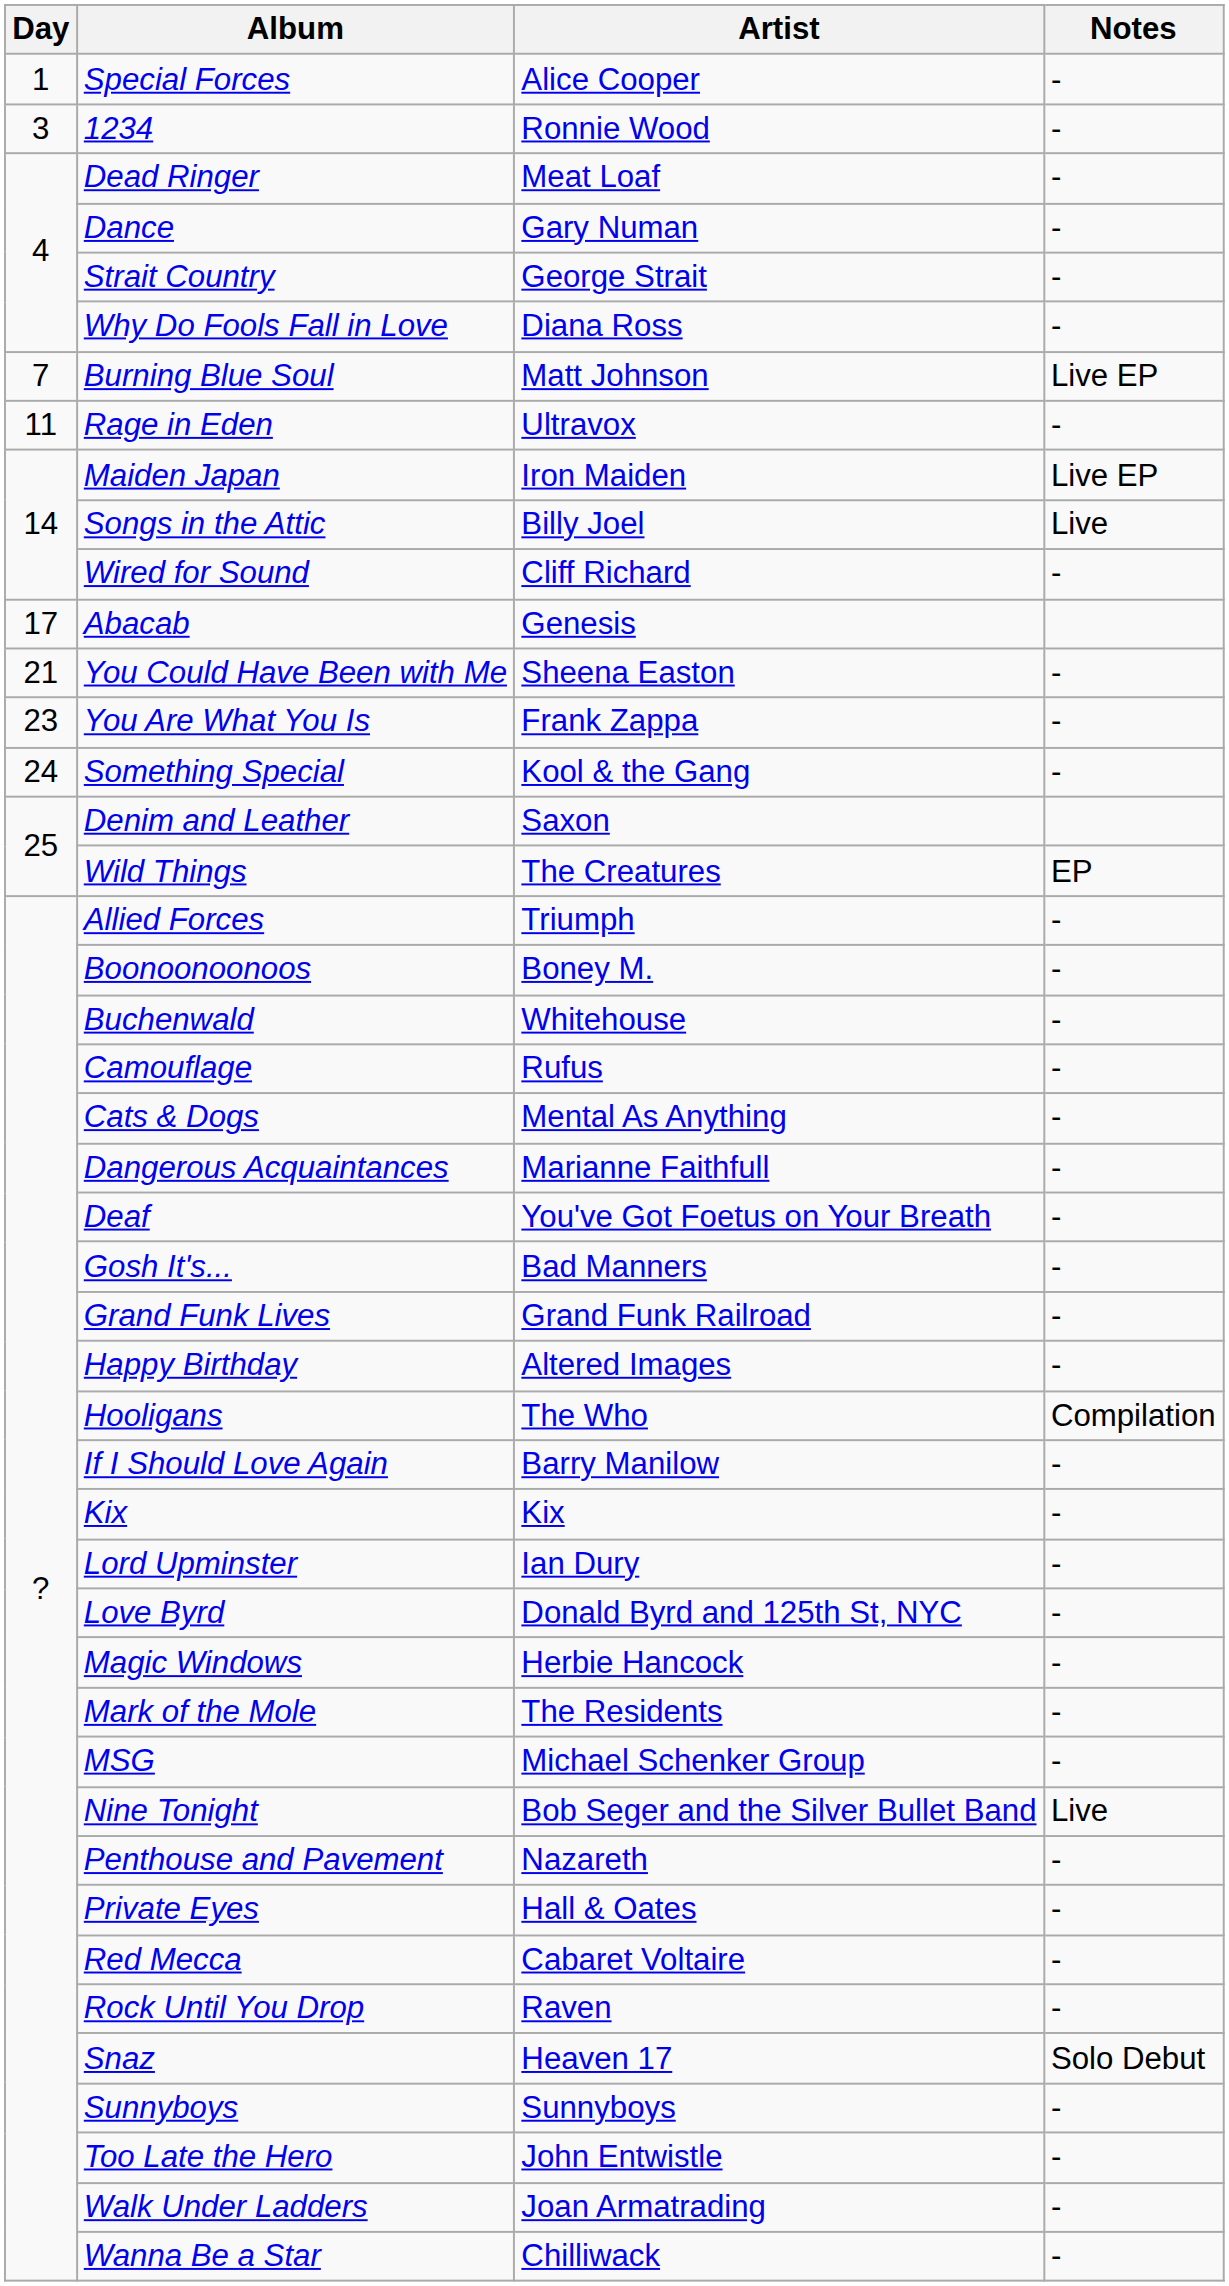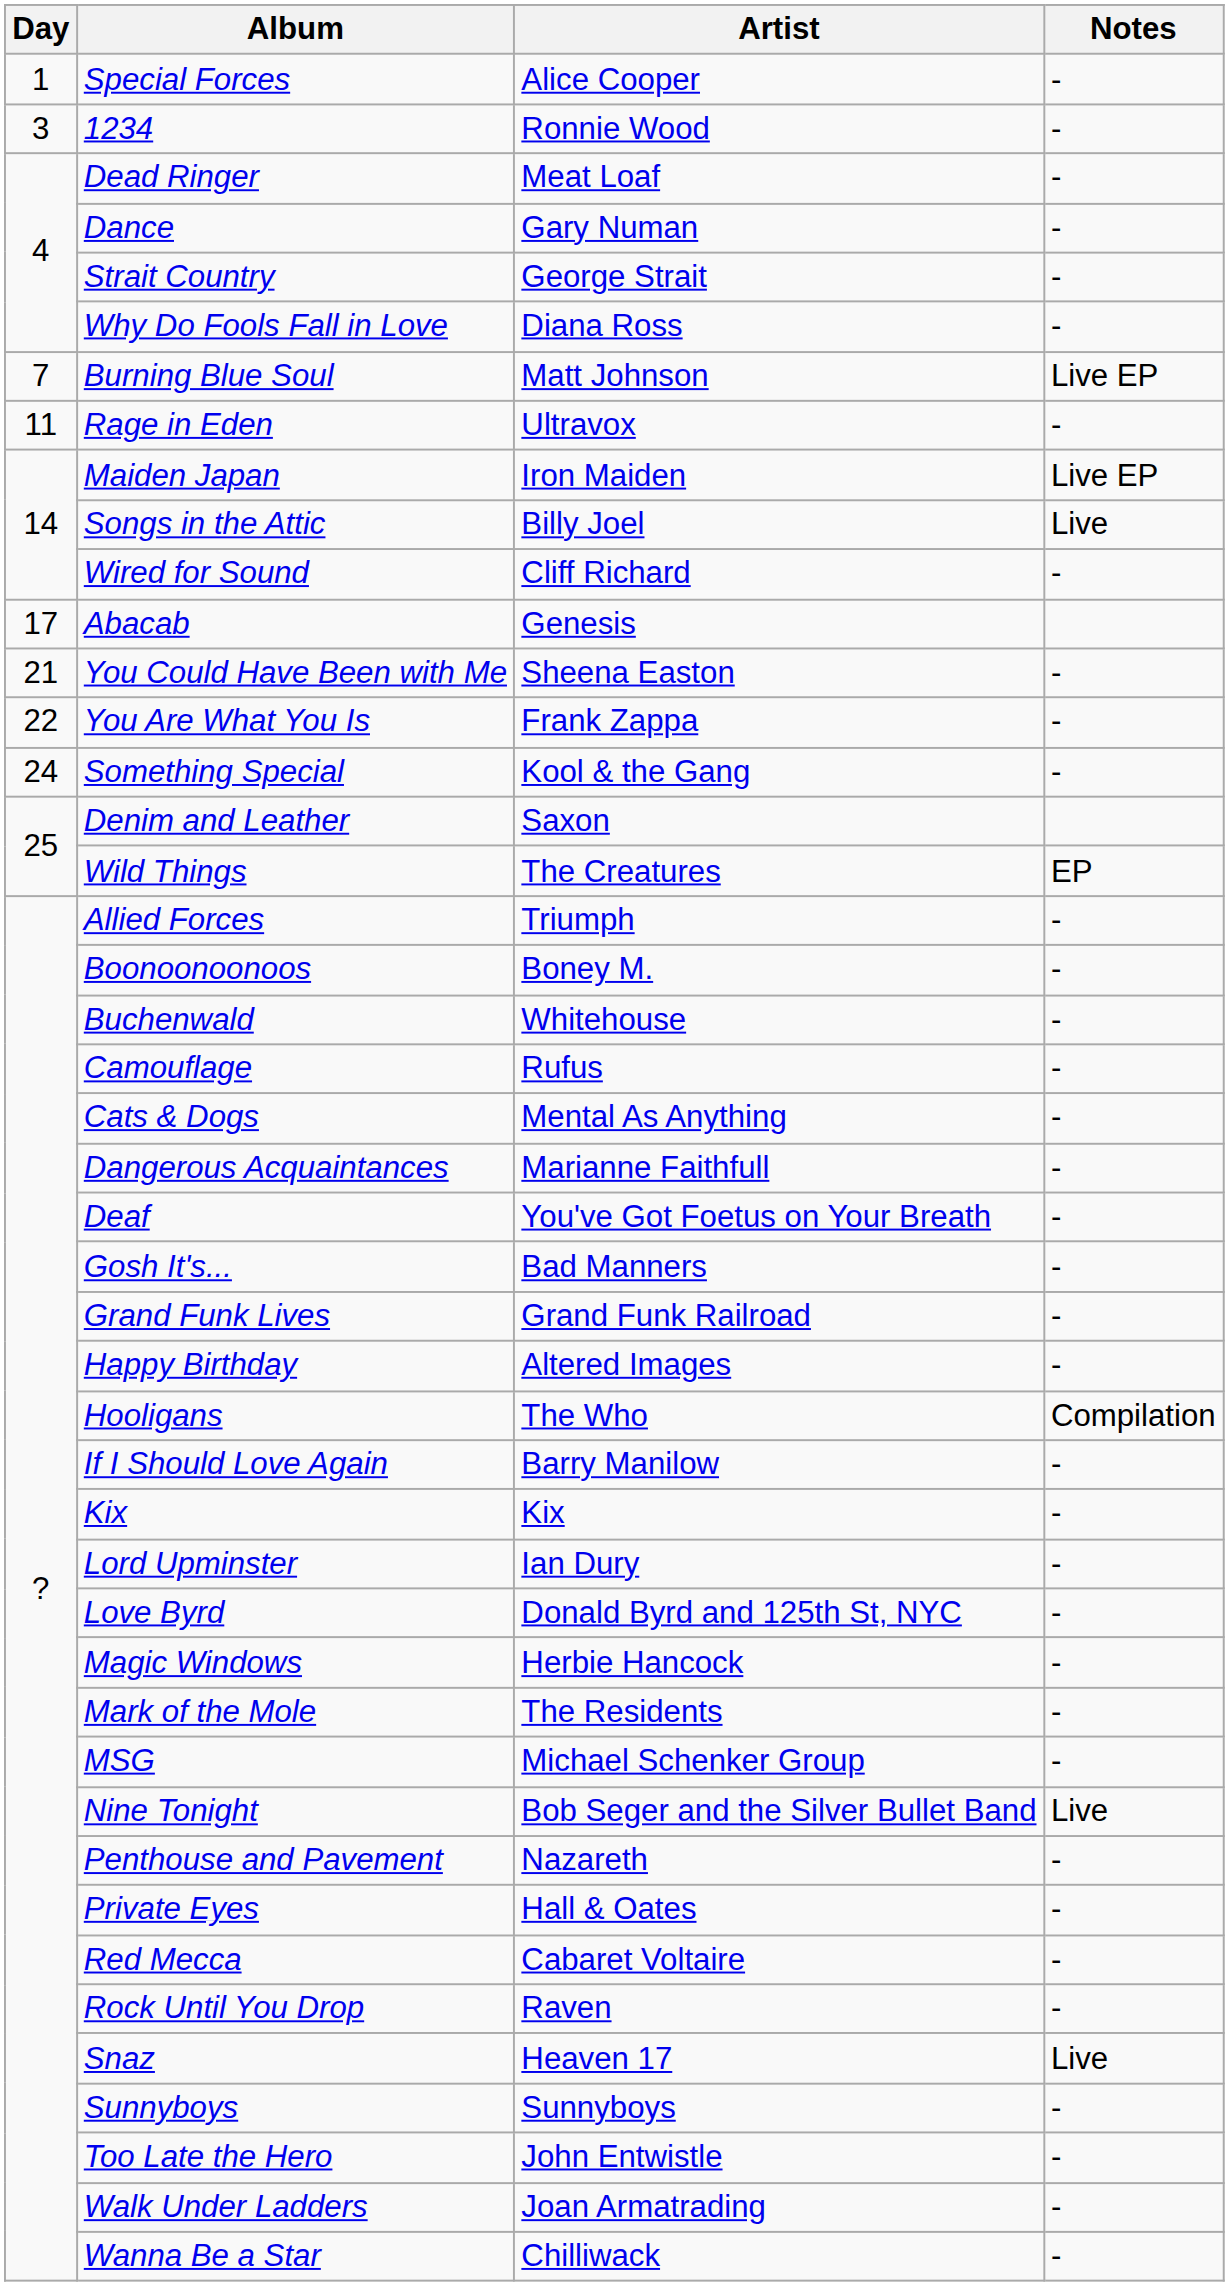(41, 721) 23 -> (41, 721) 22
(1128, 2057) Solo Debut -> (1080, 2057) Live
